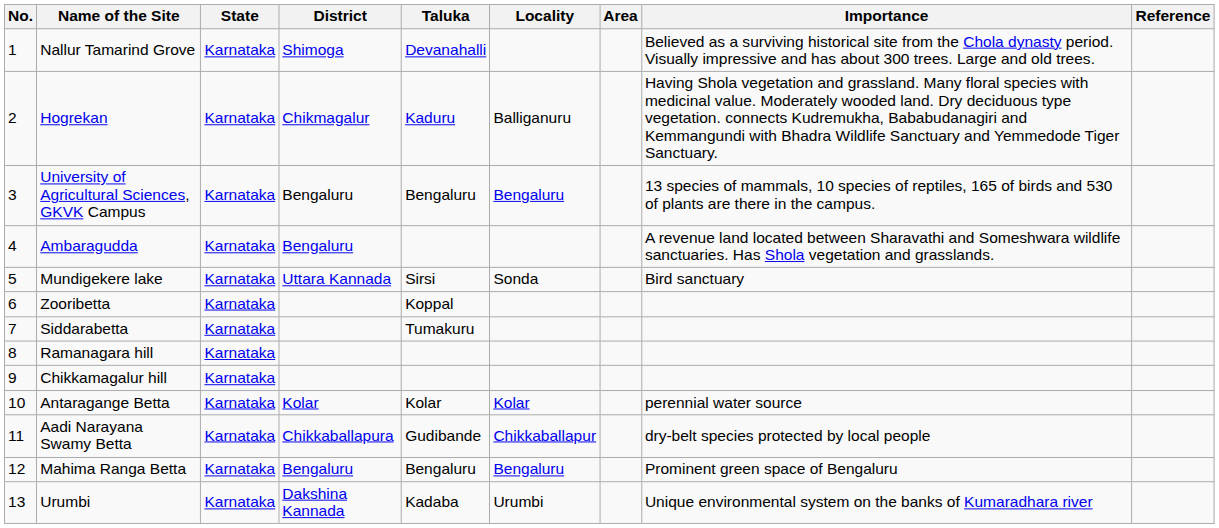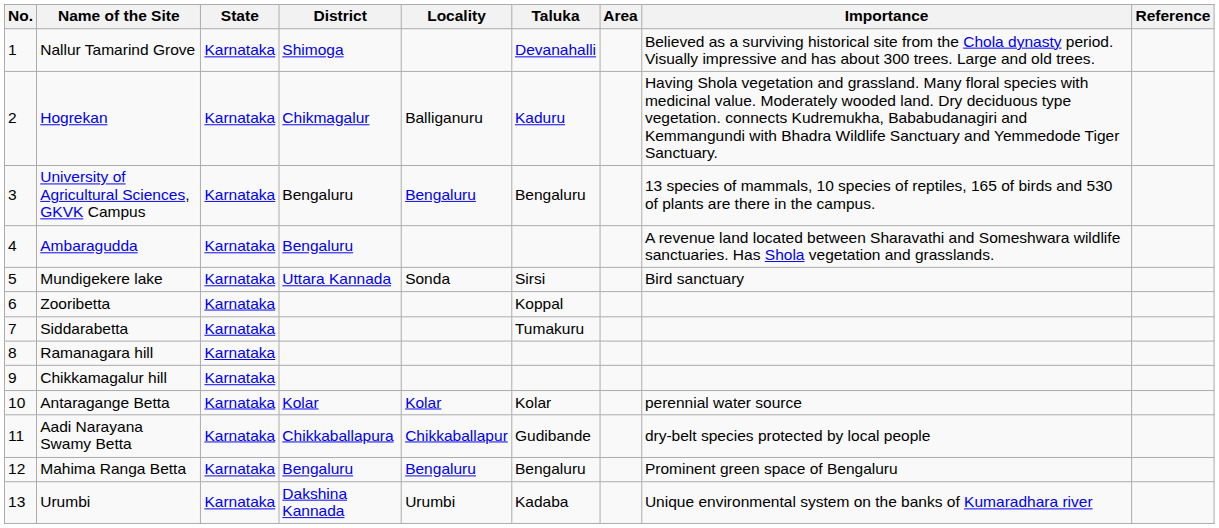columns swapped: (446, 16) <-> (545, 16)
